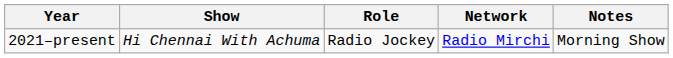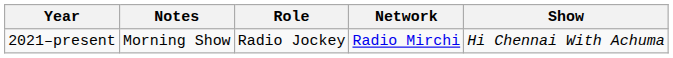columns swapped: (222, 17) <-> (611, 17)
